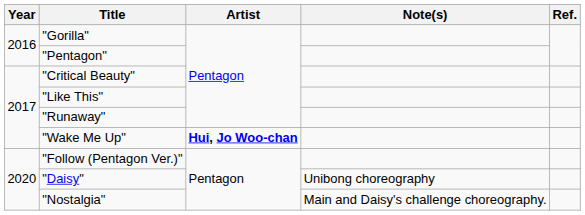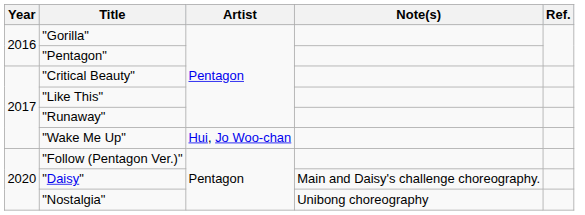(243, 138) bold -> (240, 138) normal
(369, 179) Unibong choreography -> (419, 179) Main and Daisy's challenge choreography.
(425, 199) Main and Daisy's challenge choreography. -> (363, 199) Unibong choreography
